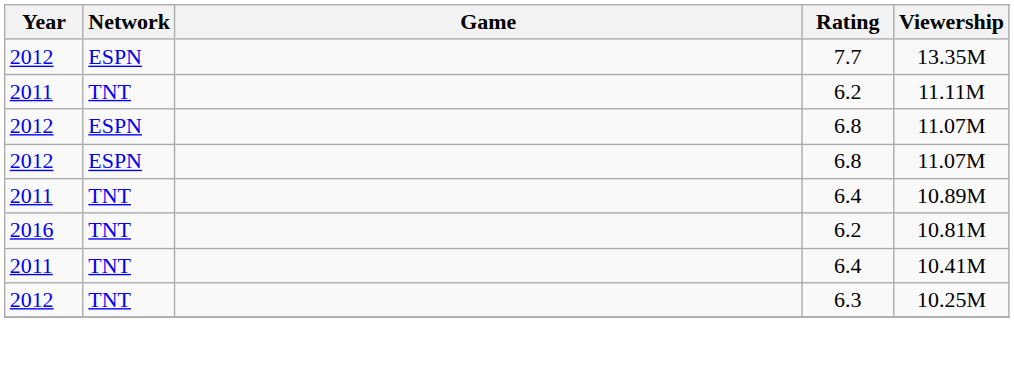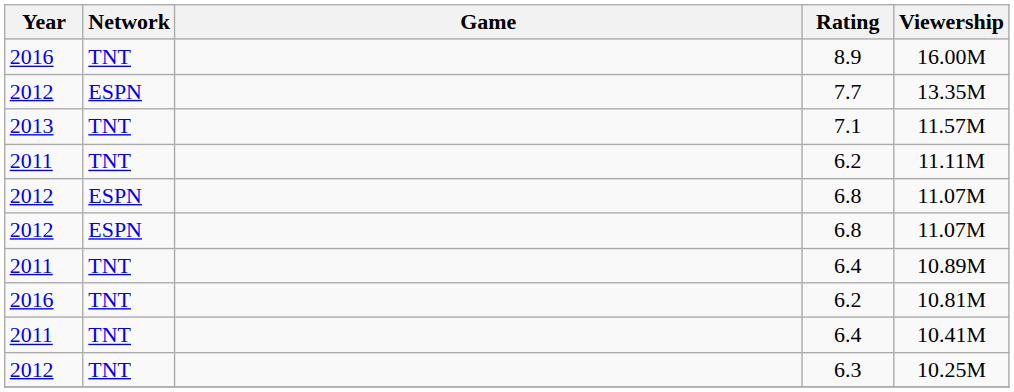+ row: (32, 56)
+ row: (32, 126)
